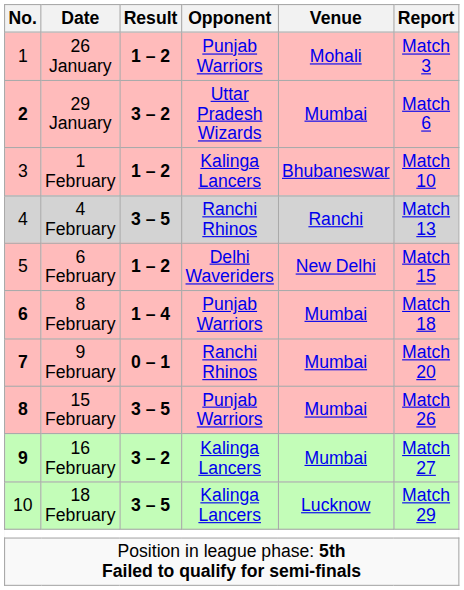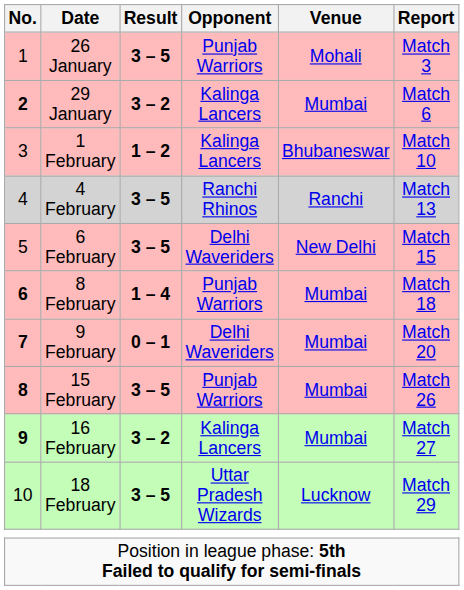(151, 56) 1 – 2 -> (151, 56) 3 – 5
(230, 113) Uttar Pradesh Wizards -> (230, 103) Kalinga Lancers
(151, 266) 1 – 2 -> (151, 247) 3 – 5
(230, 362) Ranchi Rhinos -> (230, 342) Delhi Waveriders
(230, 505) Kalinga Lancers -> (230, 495) Uttar Pradesh Wizards
